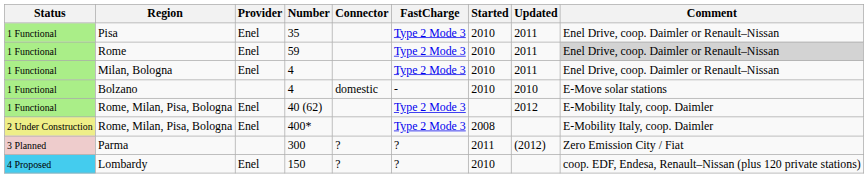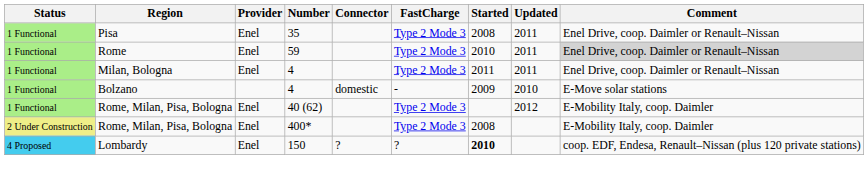(483, 32) 2010 -> (483, 32) 2008
(483, 70) 2010 -> (483, 70) 2011
(483, 88) 2010 -> (483, 88) 2009
- row: (113, 145)
(483, 164) normal -> (483, 145) bold
